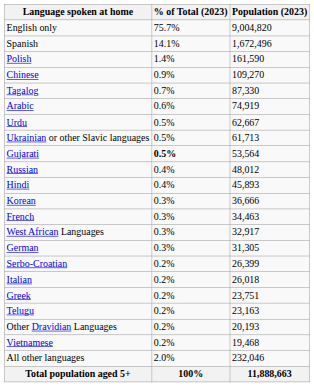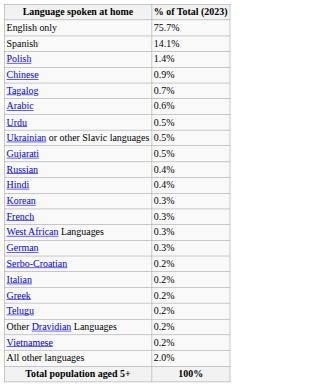- column: (270, 12)
(165, 153) bold -> (164, 153) normal
